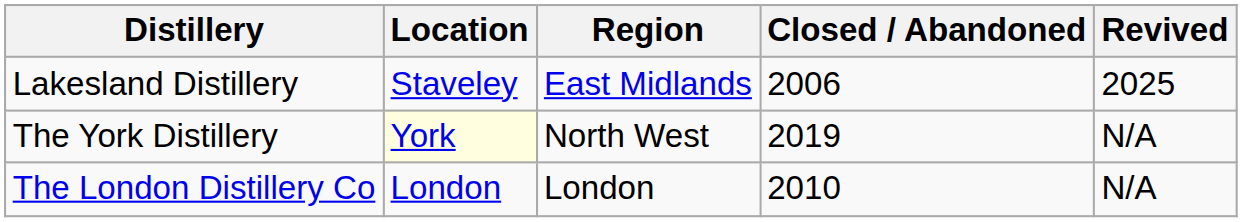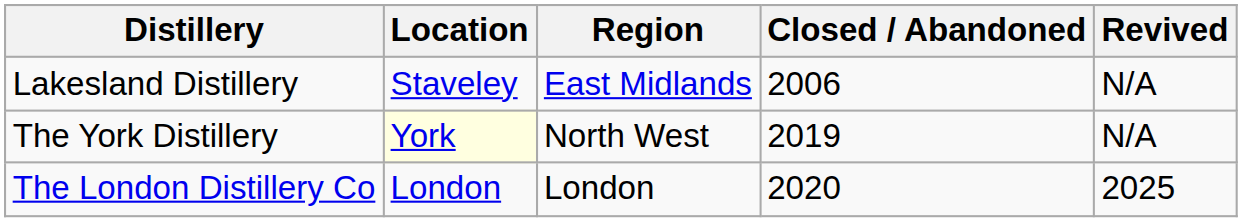(1138, 83) 2025 -> (1129, 83) N/A
(804, 188) 2010 -> (804, 188) 2020
(1129, 188) N/A -> (1138, 188) 2025
